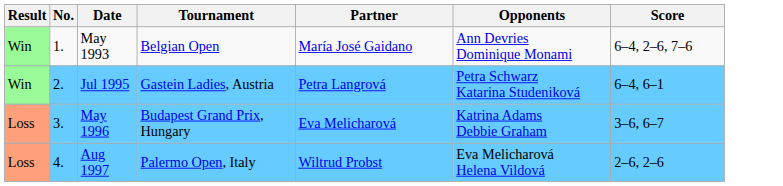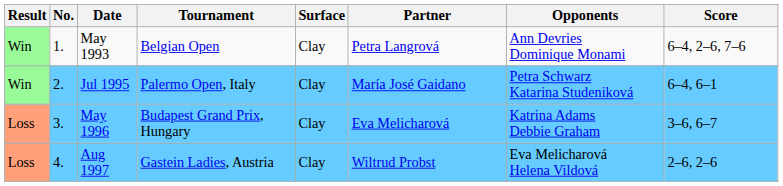+ column: (322, 15)
(355, 46) María José Gaidano -> (395, 46) Petra Langrová
(207, 84) Gastein Ladies, Austria -> (198, 84) Palermo Open, Italy
(342, 84) Petra Langrová -> (409, 84) María José Gaidano
(198, 162) Palermo Open, Italy -> (207, 162) Gastein Ladies, Austria
